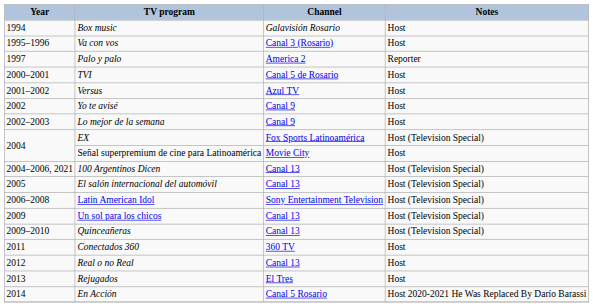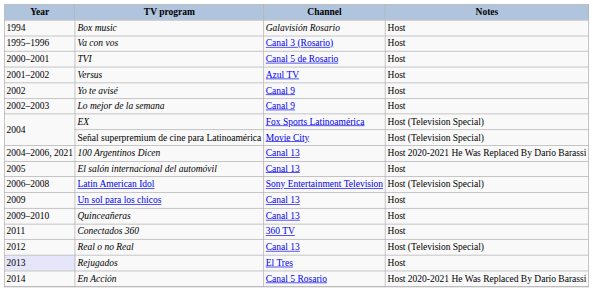- row: (99, 59)
(397, 153) Host -> (436, 138) Host (Television Special)
(436, 169) Host (Television Special) -> (487, 153) Host 2020-2021 He Was Replaced By Darío Barassi
(436, 185) Host (Television Special) -> (397, 169) Host
(436, 216) Host (Television Special) -> (397, 200) Host
(436, 232) Host (Television Special) -> (397, 216) Host
(397, 263) Host -> (436, 247) Host (Television Special)
(16, 279) no background -> (16, 263) lavender background
